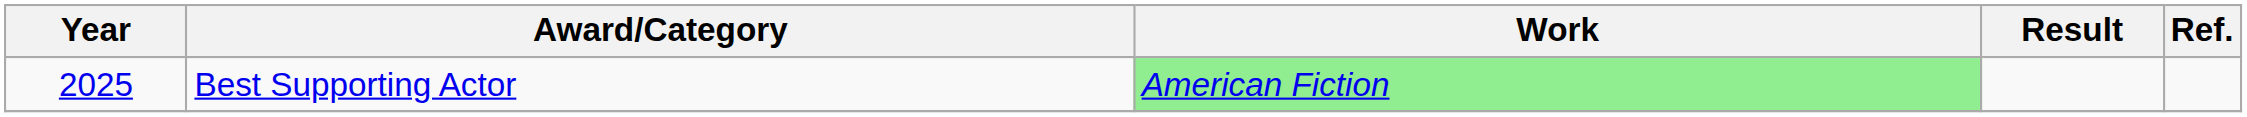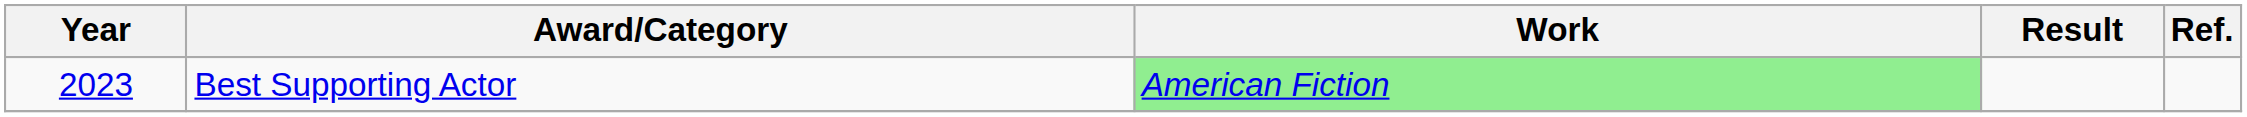(96, 83) 2025 -> (96, 83) 2023
